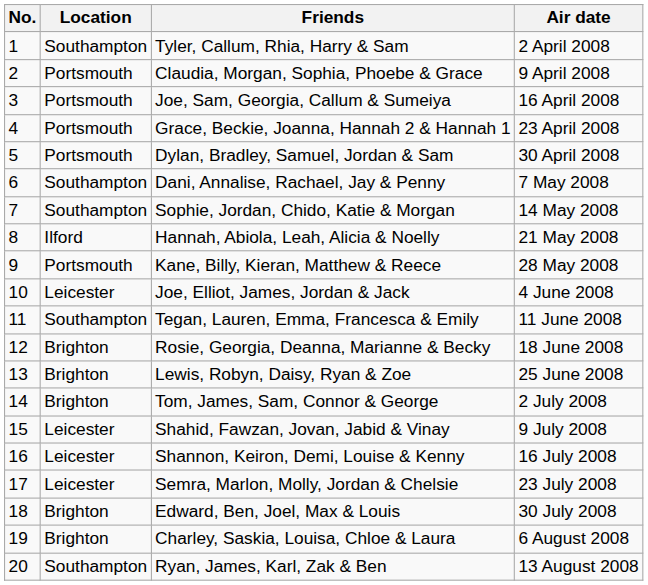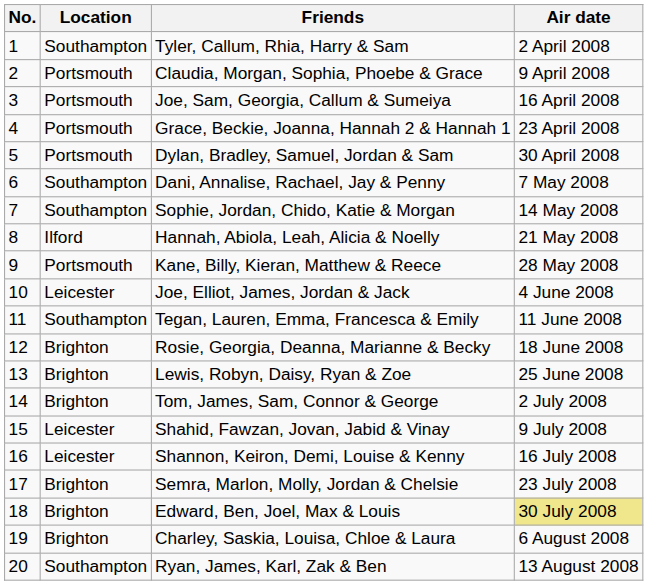(79, 484) Leicester -> (77, 484) Brighton
(567, 511) no background -> (567, 511) khaki background
